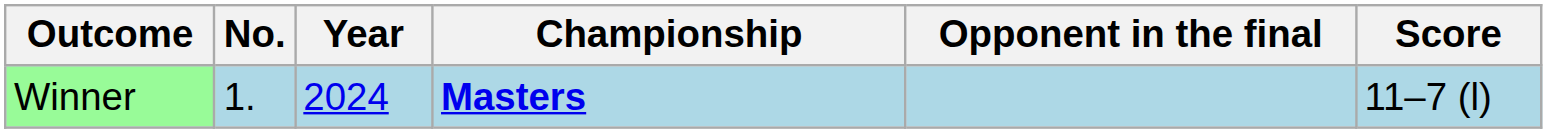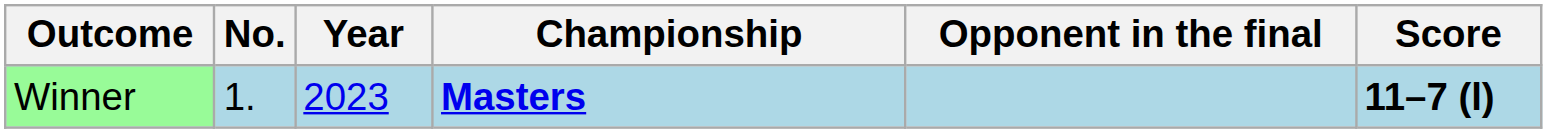(346, 95) 2024 -> (346, 95) 2023
(1428, 95) normal -> (1430, 95) bold
